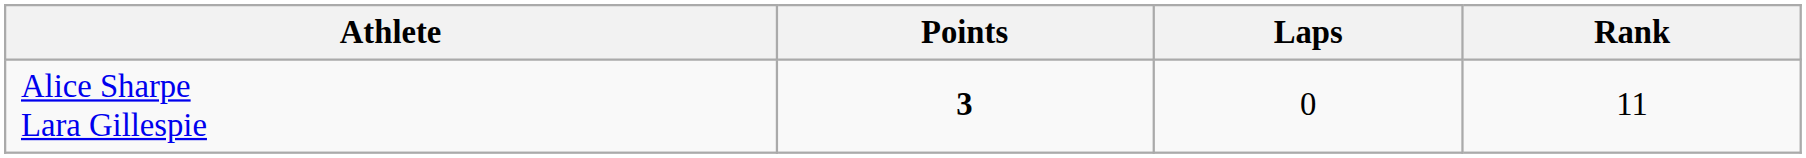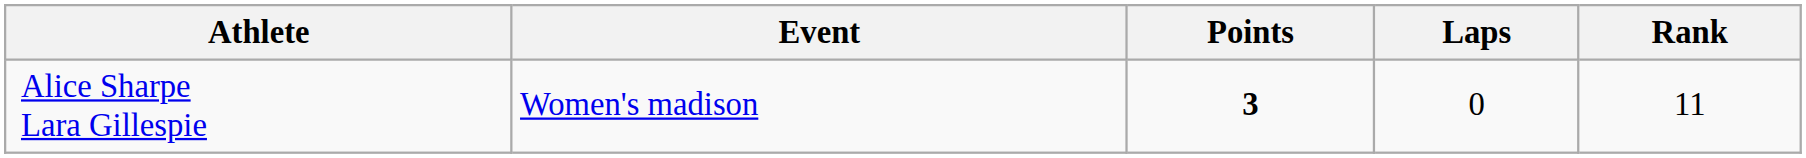+ column: (819, 31)
